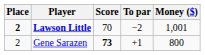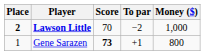(176, 27) 1,001 -> (176, 27) 1,000
(18, 43) 2 -> (18, 43) 1
